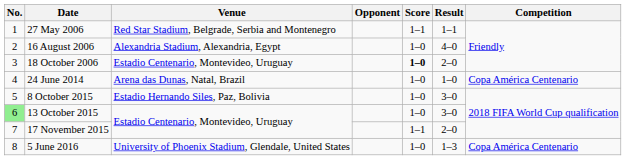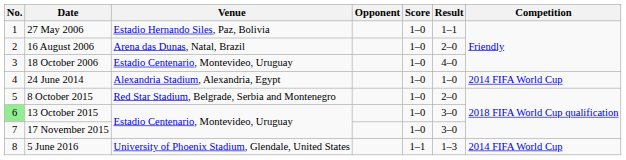(225, 29) Red Star Stadium, Belgrade, Serbia and Montenegro -> (192, 29) Estadio Hernando Siles, Paz, Bolivia
(417, 29) 1–1 -> (417, 29) 1–0
(197, 46) Alexandria Stadium, Alexandria, Egypt -> (179, 46) Arena das Dunas, Natal, Brazil
(449, 46) 4–0 -> (449, 46) 2–0
(417, 63) bold -> (417, 63) normal
(449, 63) 2–0 -> (449, 63) 4–0
(179, 79) Arena das Dunas, Natal, Brazil -> (197, 79) Alexandria Stadium, Alexandria, Egypt
(523, 79) Copa América Centenario -> (515, 79) 2014 FIFA World Cup
(192, 96) Estadio Hernando Siles, Paz, Bolivia -> (225, 96) Red Star Stadium, Belgrade, Serbia and Montenegro
(449, 96) 3–0 -> (449, 96) 2–0
(417, 130) 1–1 -> (417, 130) 1–0
(449, 130) 2–0 -> (449, 130) 3–0
(417, 146) 1–0 -> (417, 146) 1–1
(523, 146) Copa América Centenario -> (515, 146) 2014 FIFA World Cup
